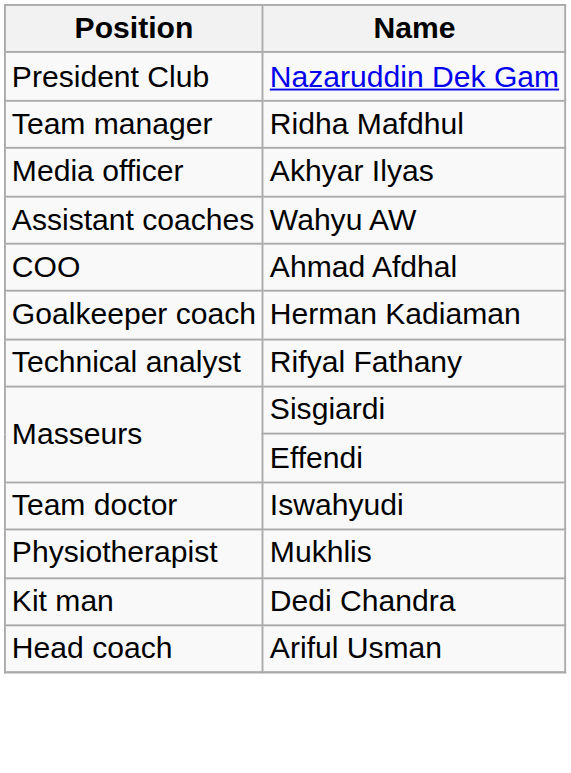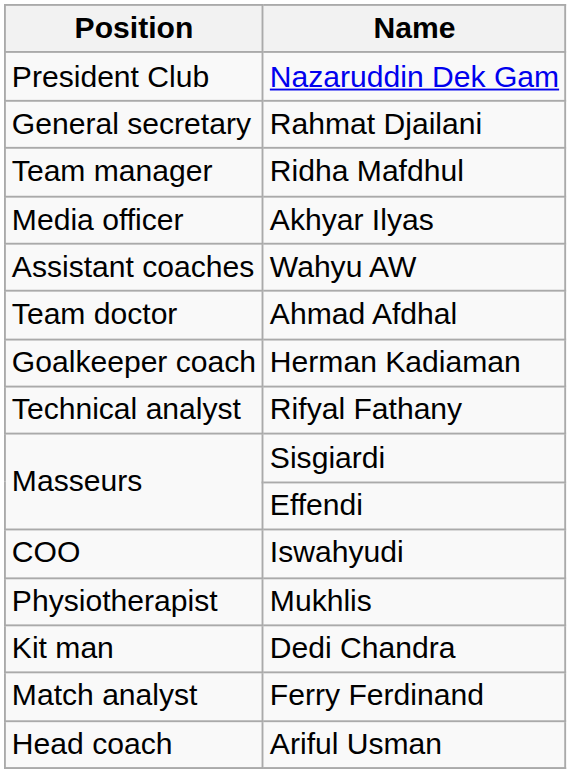+ row: (376, 123)
(46, 266) COO -> (95, 314) Team doctor
(95, 505) Team doctor -> (46, 553) COO
+ row: (377, 696)
